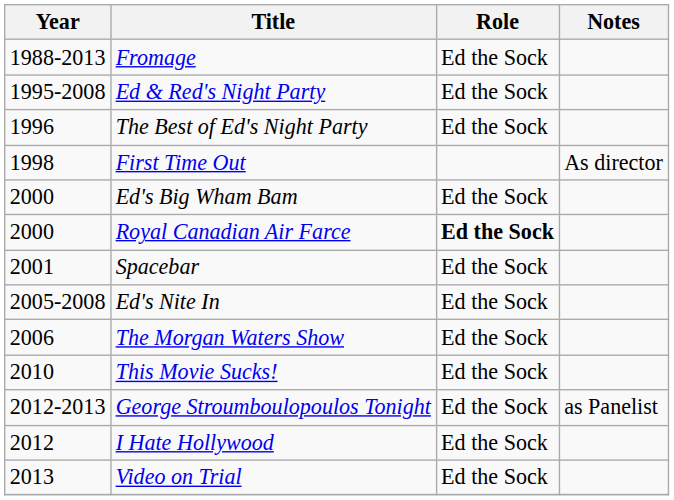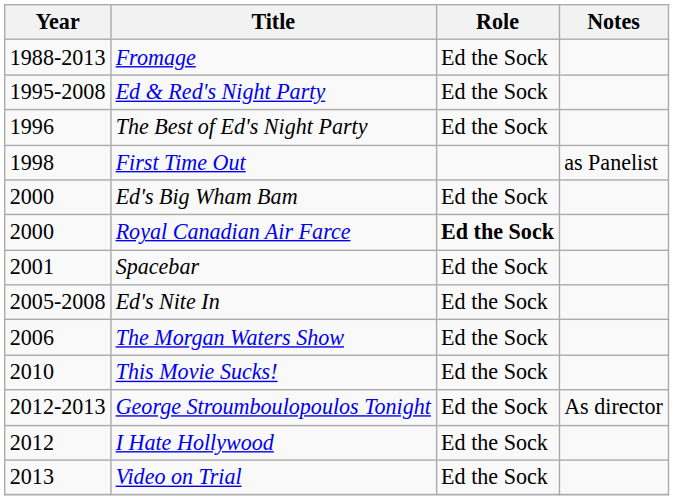(614, 162) As director -> (611, 162) as Panelist
(611, 407) as Panelist -> (614, 407) As director
